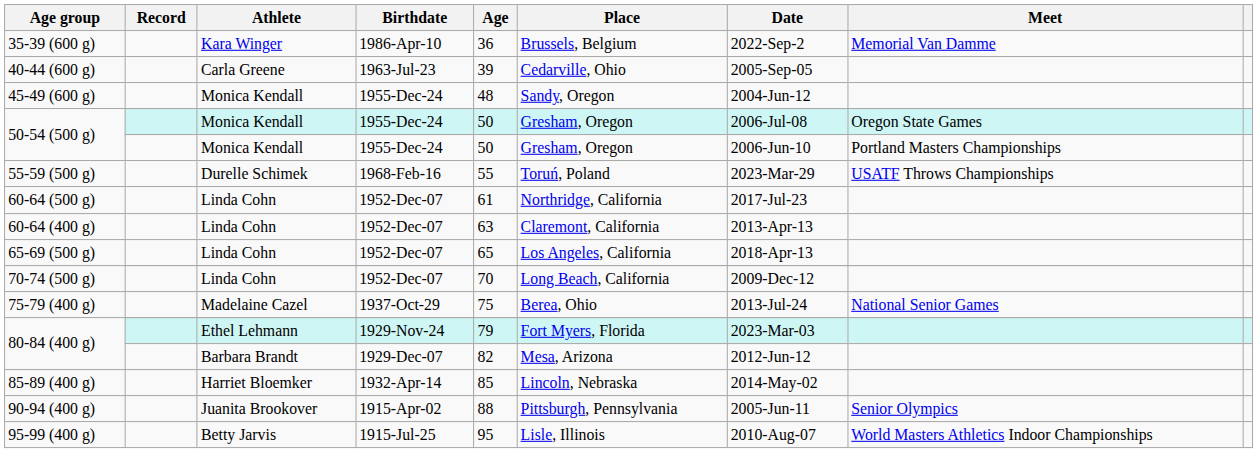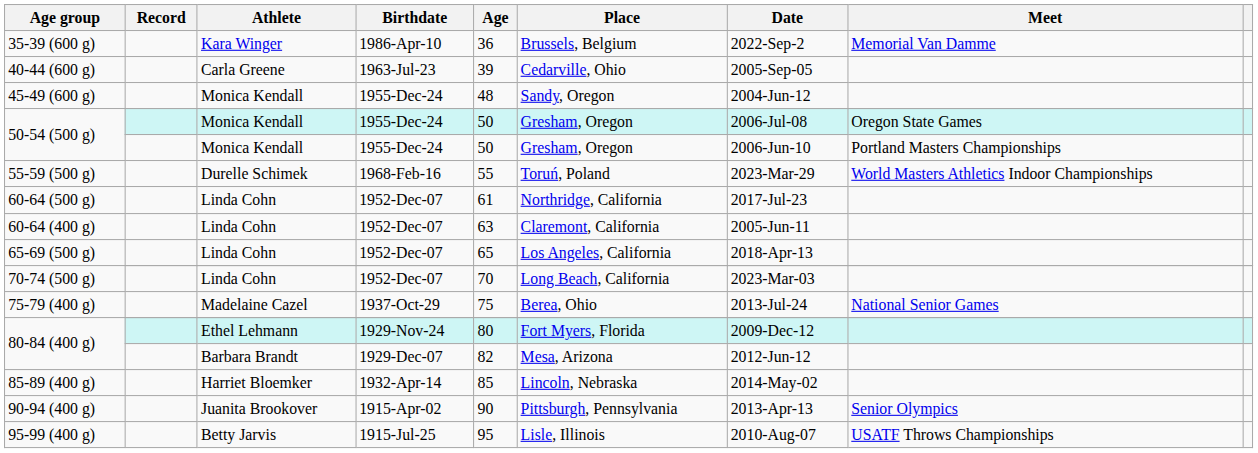(953, 174) USATF Throws Championships -> (1002, 174) World Masters Athletics Indoor Championships
(772, 226) 2013-Apr-13 -> (770, 226) 2005-Jun-11
(772, 278) 2009-Dec-12 -> (773, 278) 2023-Mar-03
(485, 330) 79 -> (485, 330) 80
(773, 330) 2023-Mar-03 -> (772, 330) 2009-Dec-12
(485, 408) 88 -> (485, 408) 90
(770, 408) 2005-Jun-11 -> (772, 408) 2013-Apr-13
(1002, 434) World Masters Athletics Indoor Championships -> (953, 434) USATF Throws Championships
